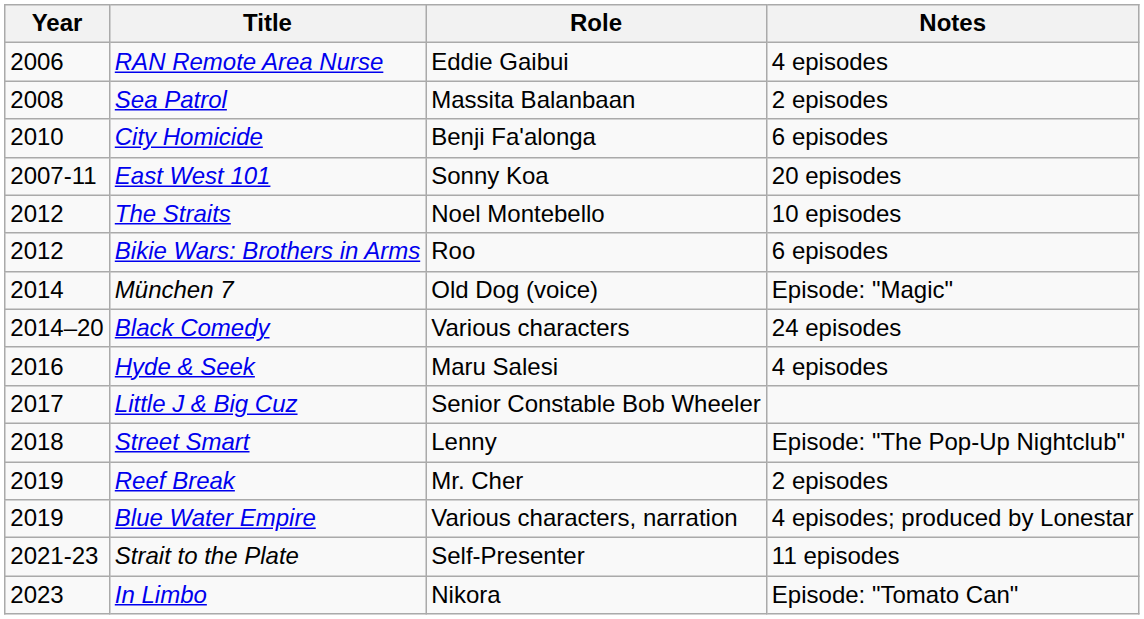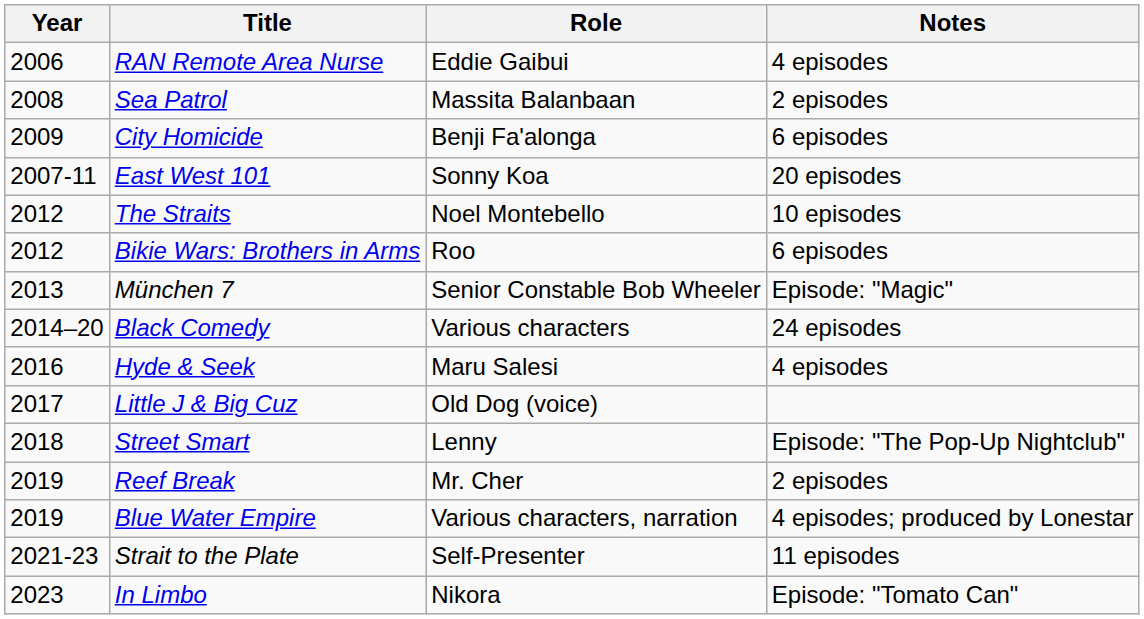(37, 137) 2010 -> (37, 137) 2009
(37, 289) 2014 -> (37, 289) 2013
(515, 289) Old Dog (voice) -> (596, 289) Senior Constable Bob Wheeler
(596, 404) Senior Constable Bob Wheeler -> (515, 404) Old Dog (voice)
